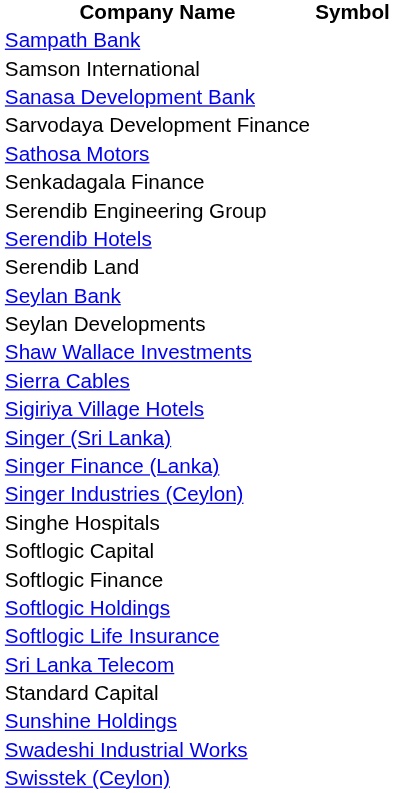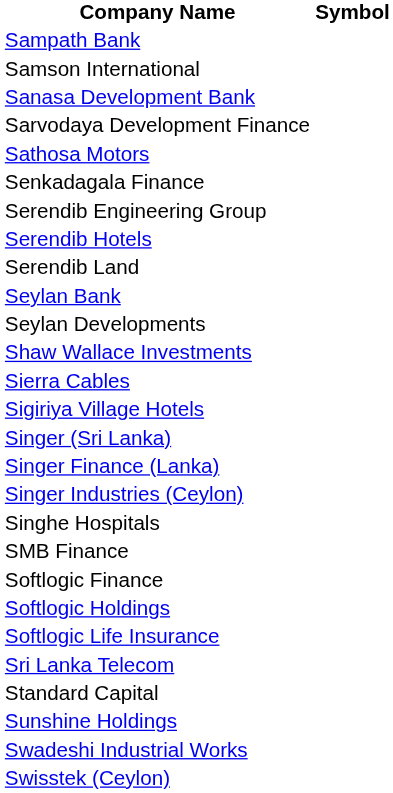+ row: (67, 551)
- row: (79, 551)
